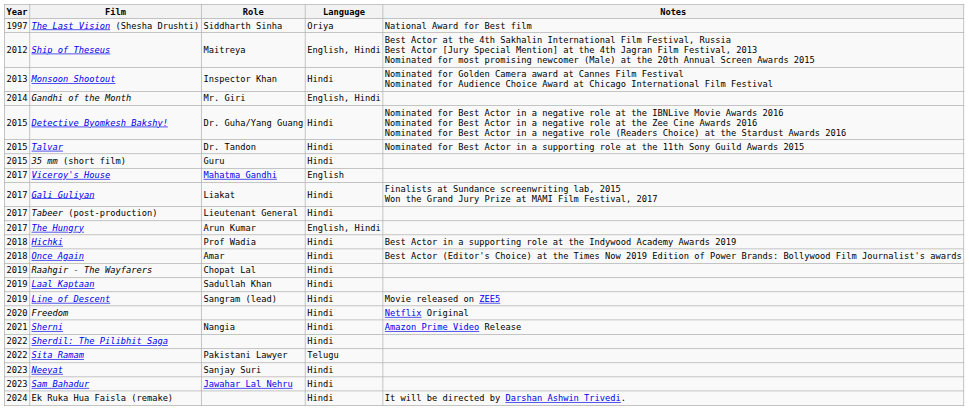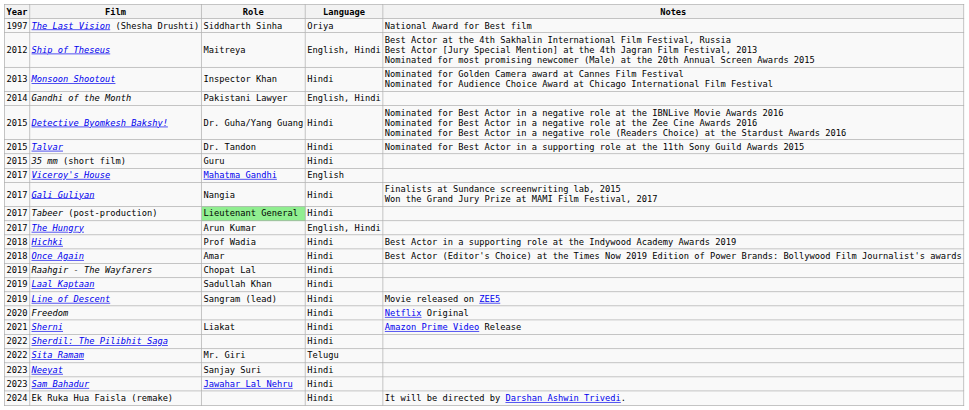(224, 98) Mr. Giri -> (245, 98) Pakistani Lawyer
(219, 194) Liakat -> (219, 194) Nangia
(251, 214) no background -> (251, 214) lightgreen background
(219, 327) Nangia -> (219, 327) Liakat
(245, 356) Pakistani Lawyer -> (224, 356) Mr. Giri
